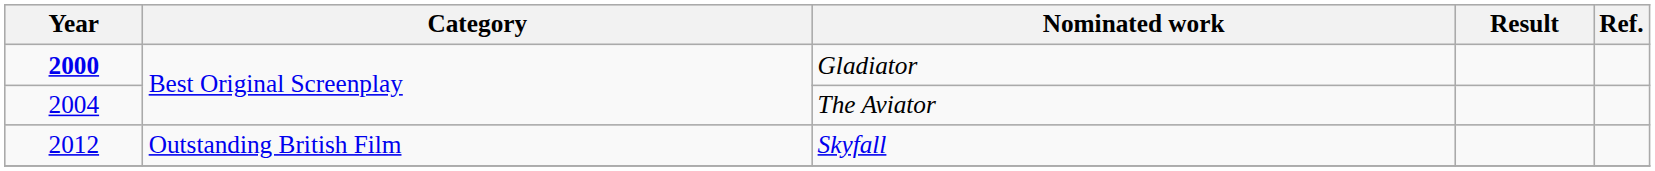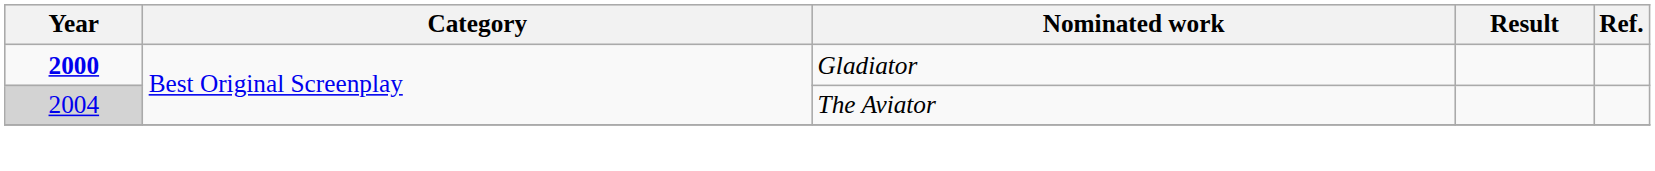(74, 104) no background -> (74, 104) lightgrey background
- row: (852, 144)
